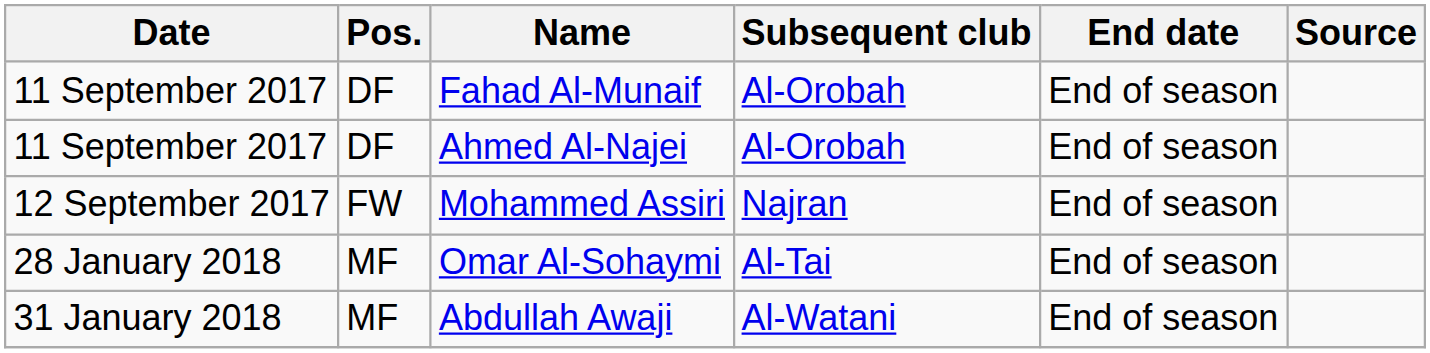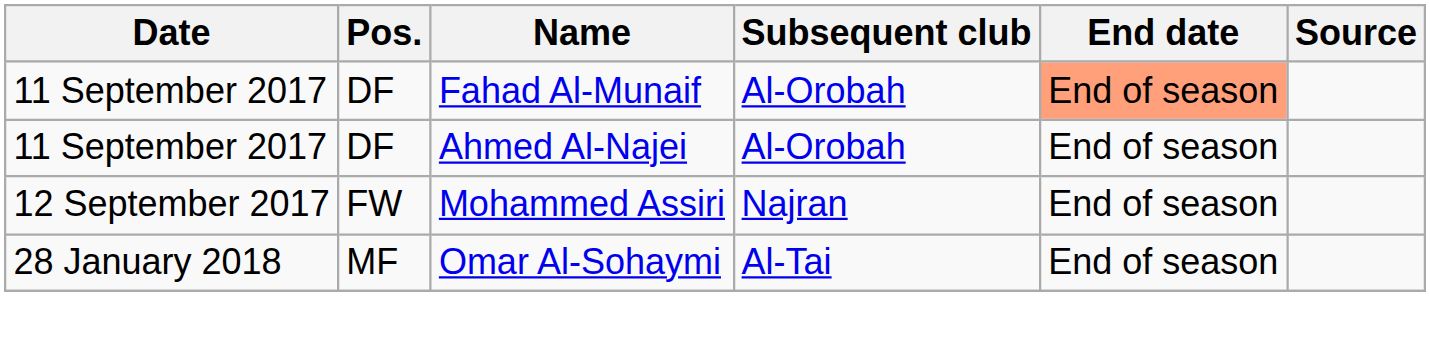(1163, 90) no background -> (1163, 90) lightsalmon background
- row: (556, 318)
